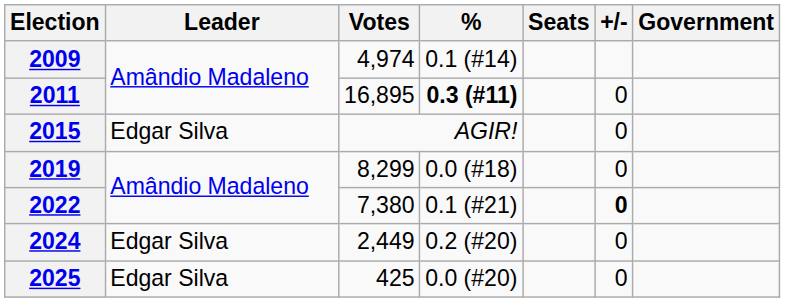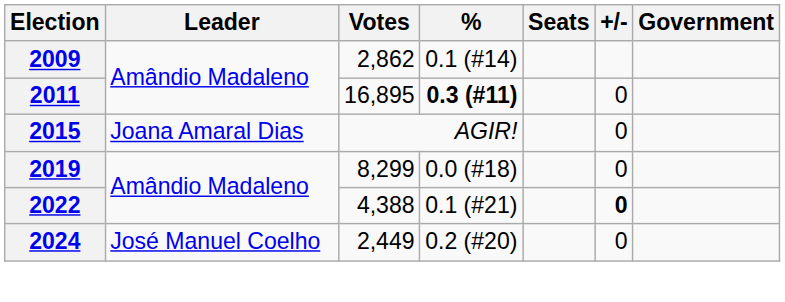(386, 59) 4,974 -> (386, 59) 2,862
(169, 132) Edgar Silva -> (207, 132) Joana Amaral Dias
(386, 205) 7,380 -> (386, 205) 4,388
(169, 242) Edgar Silva -> (215, 242) José Manuel Coelho
- row: (55, 278)
